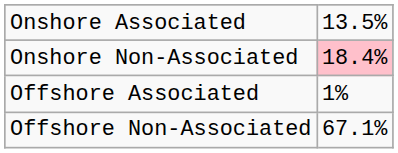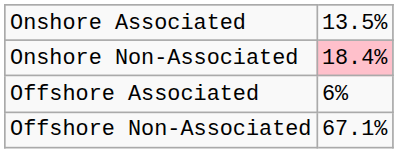(335, 94) 1% -> (335, 94) 6%
